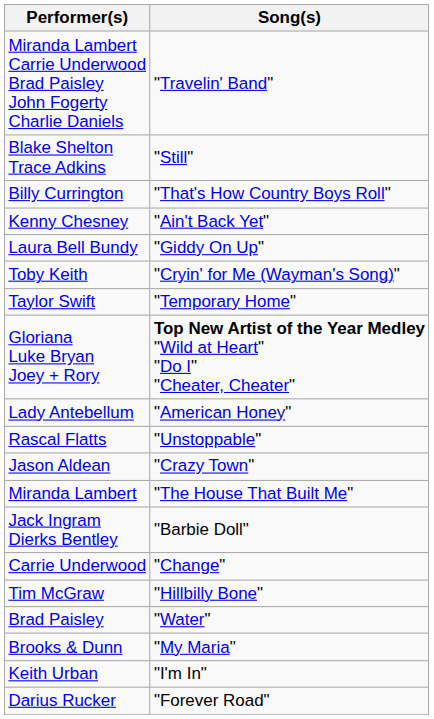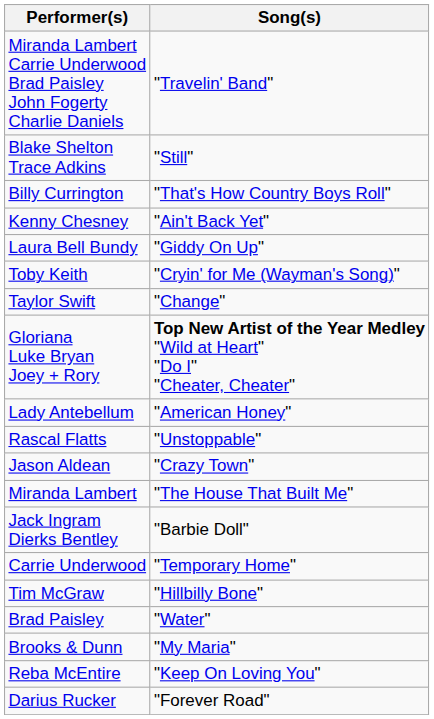(225, 301) "Temporary Home" -> (190, 301) "Change"
(190, 566) "Change" -> (225, 566) "Temporary Home"
+ row: (65, 673)
- row: (53, 673)
